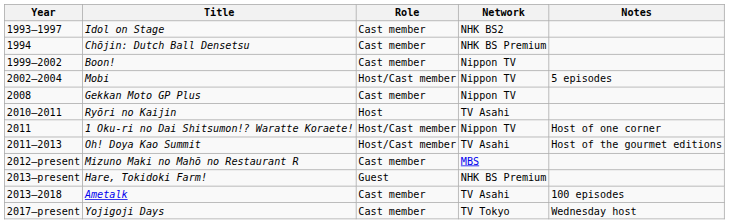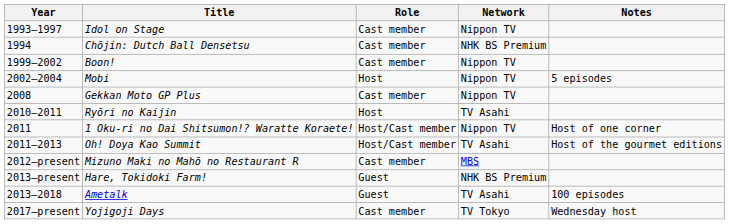(482, 29) NHK BS2 -> (488, 29) Nippon TV
(407, 79) Host/Cast member -> (371, 79) Host
(392, 194) Cast member -> (374, 194) Guest
